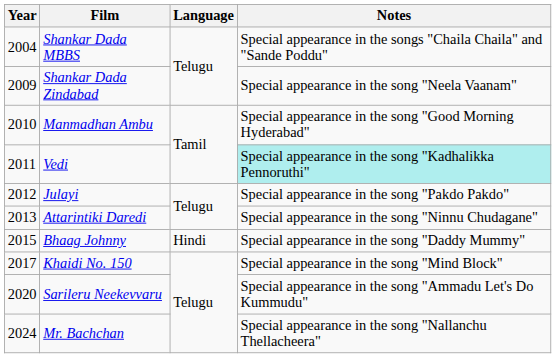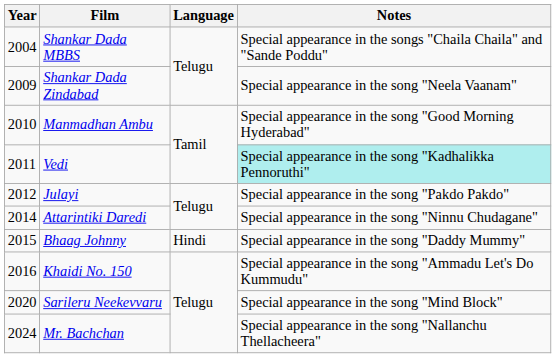(22, 217) 2013 -> (22, 217) 2014
(22, 263) 2017 -> (22, 271) 2016
(372, 263) Special appearance in the song "Mind Block" -> (387, 271) Special appearance in the song "Ammadu Let's Do Kummudu"
(387, 294) Special appearance in the song "Ammadu Let's Do Kummudu" -> (372, 302) Special appearance in the song "Mind Block"
